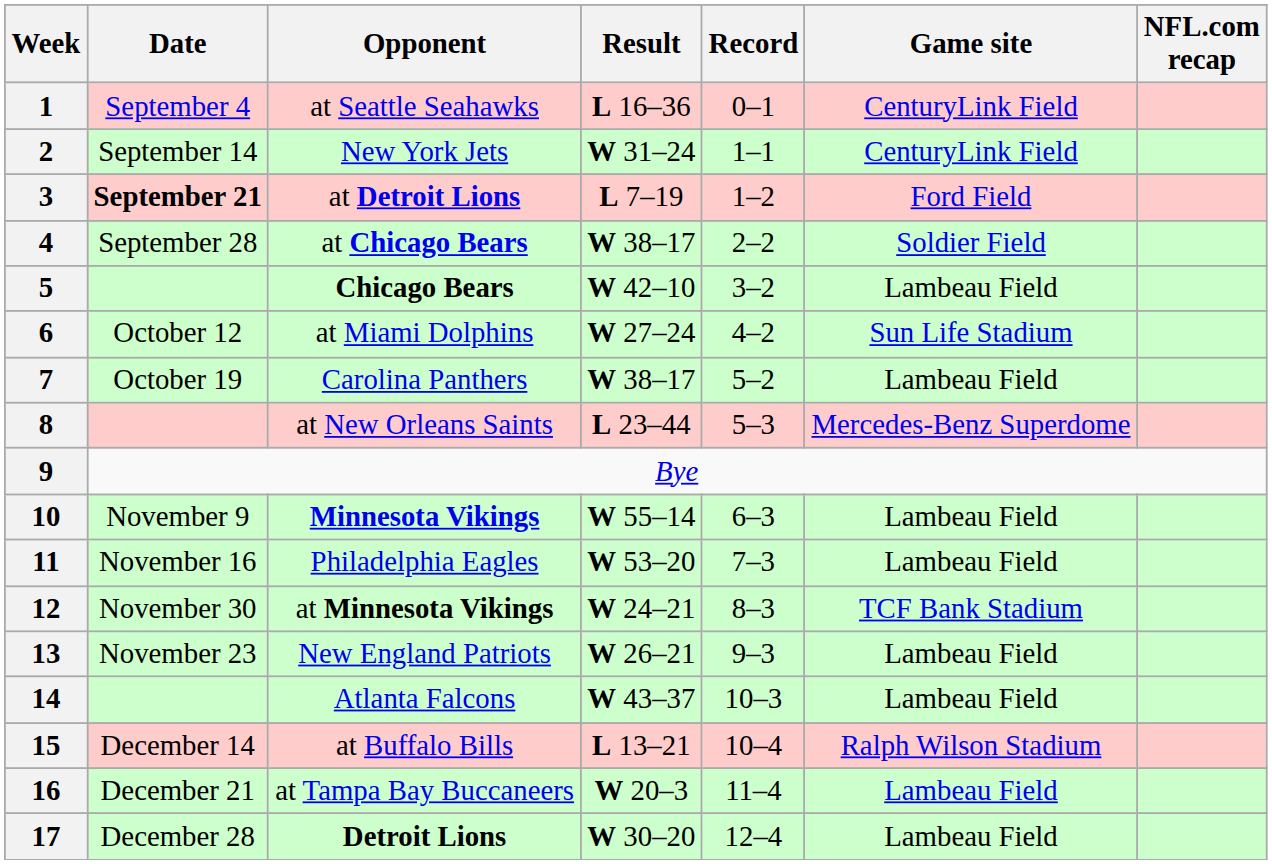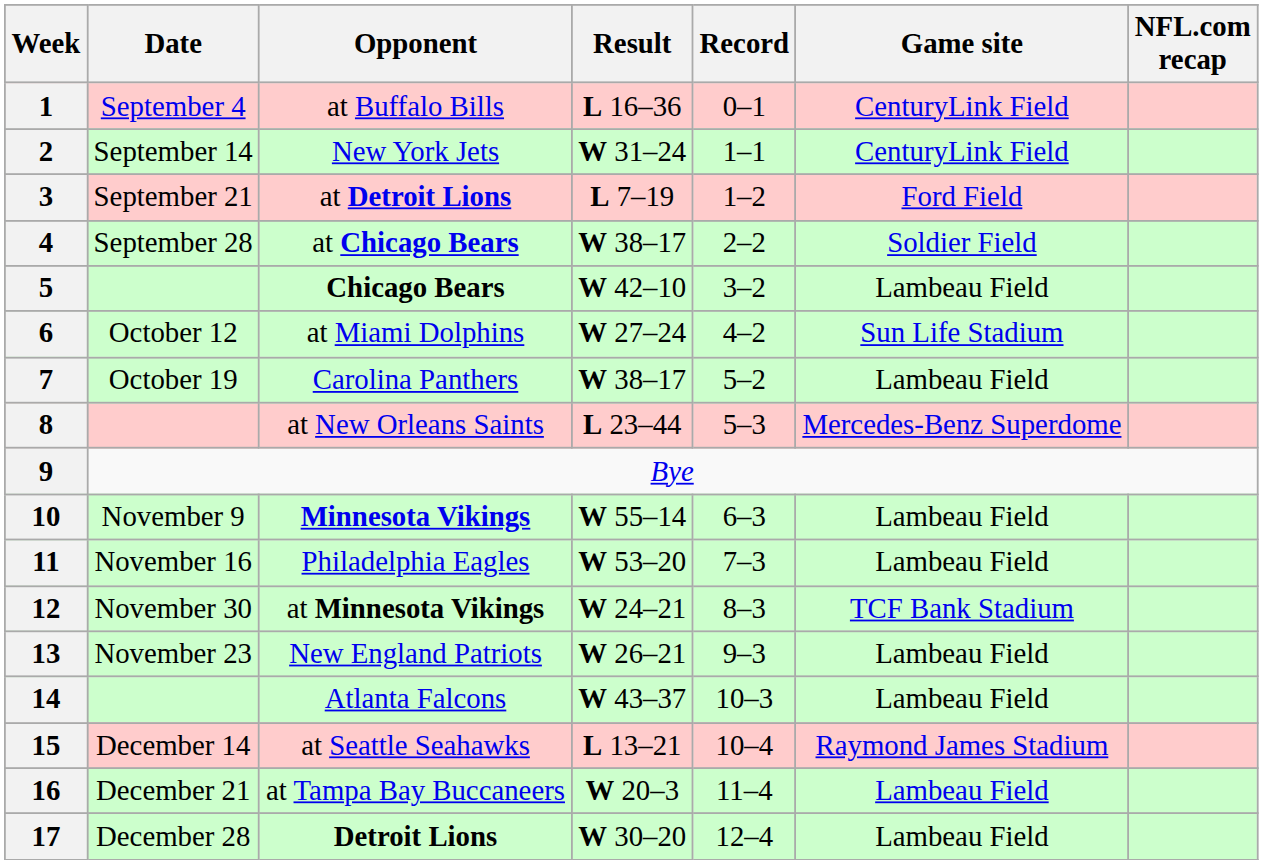(425, 105) at Seattle Seahawks -> (415, 105) at Buffalo Bills
(178, 196) bold -> (173, 196) normal
(425, 744) at Buffalo Bills -> (416, 744) at Seattle Seahawks
(971, 744) Ralph Wilson Stadium -> (962, 744) Raymond James Stadium
